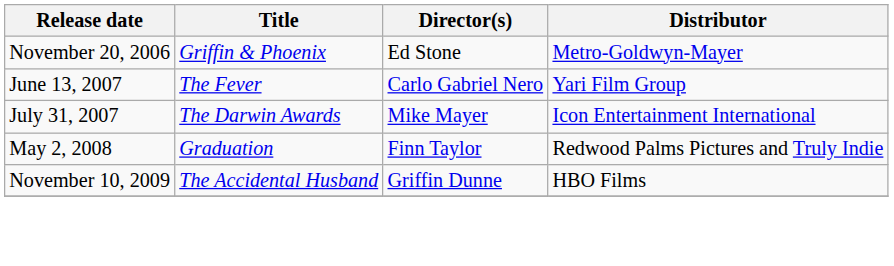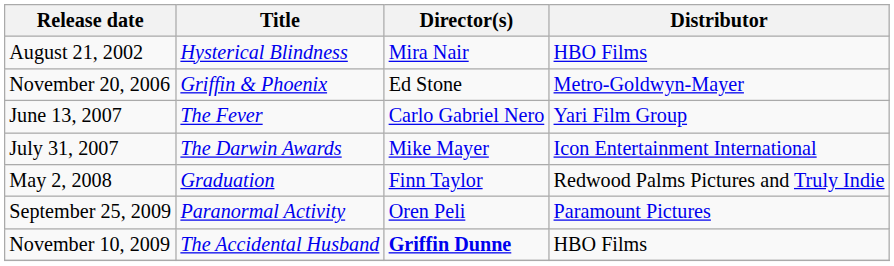+ row: (76, 52)
+ row: (90, 212)
(445, 180) normal -> (450, 244) bold
